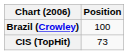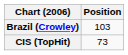(102, 27) 100 -> (102, 27) 103
